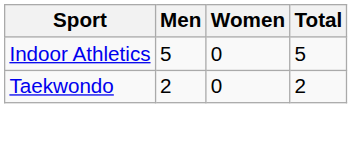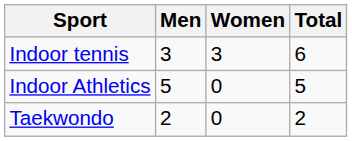+ row: (69, 53)
